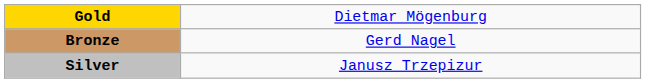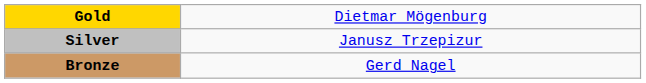rows swapped: (92, 65) <-> (92, 41)
